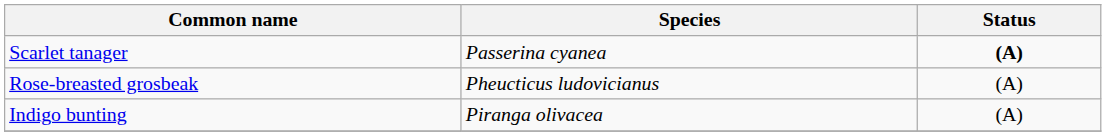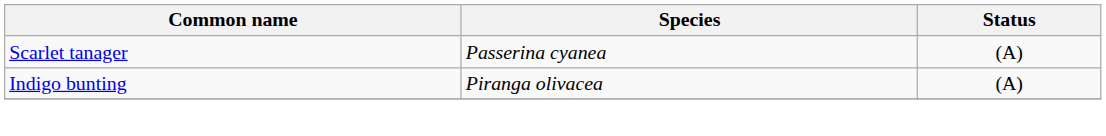(1009, 51) bold -> (1009, 51) normal
- row: (104, 83)
